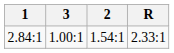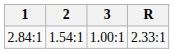columns swapped: (107, 15) <-> (66, 15)
